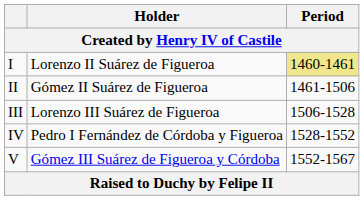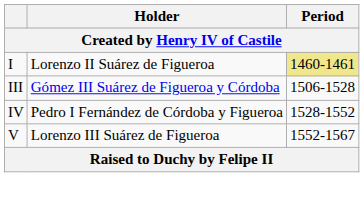- row: (13, 87)
(125, 111) Lorenzo III Suárez de Figueroa -> (155, 87) Gómez III Suárez de Figueroa y Córdoba
(155, 159) Gómez III Suárez de Figueroa y Córdoba -> (125, 135) Lorenzo III Suárez de Figueroa
